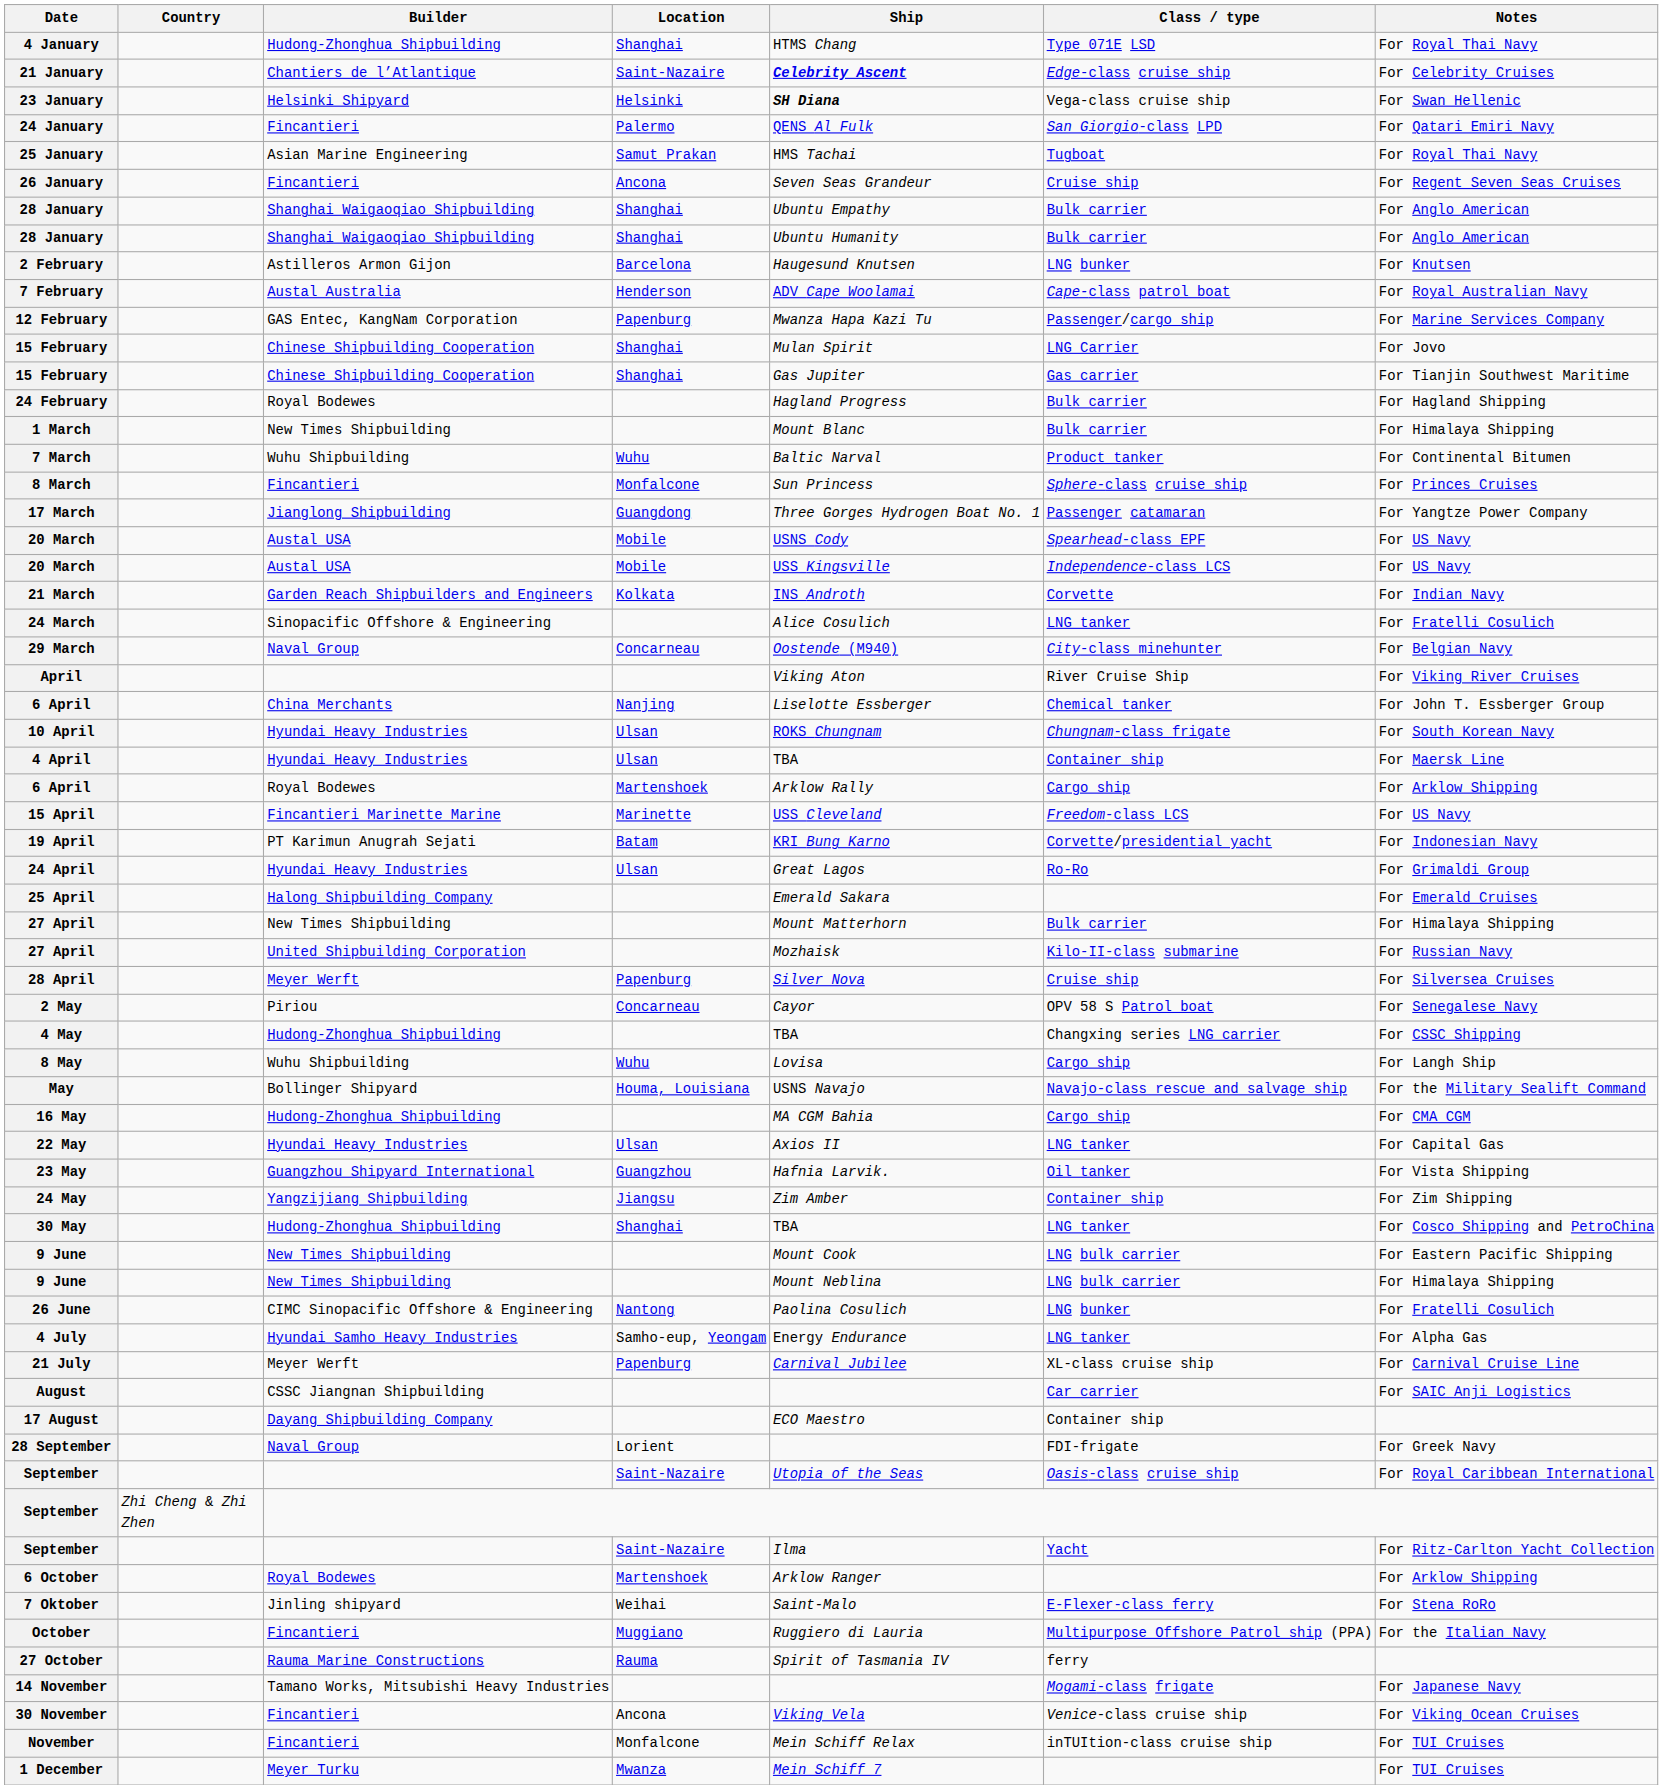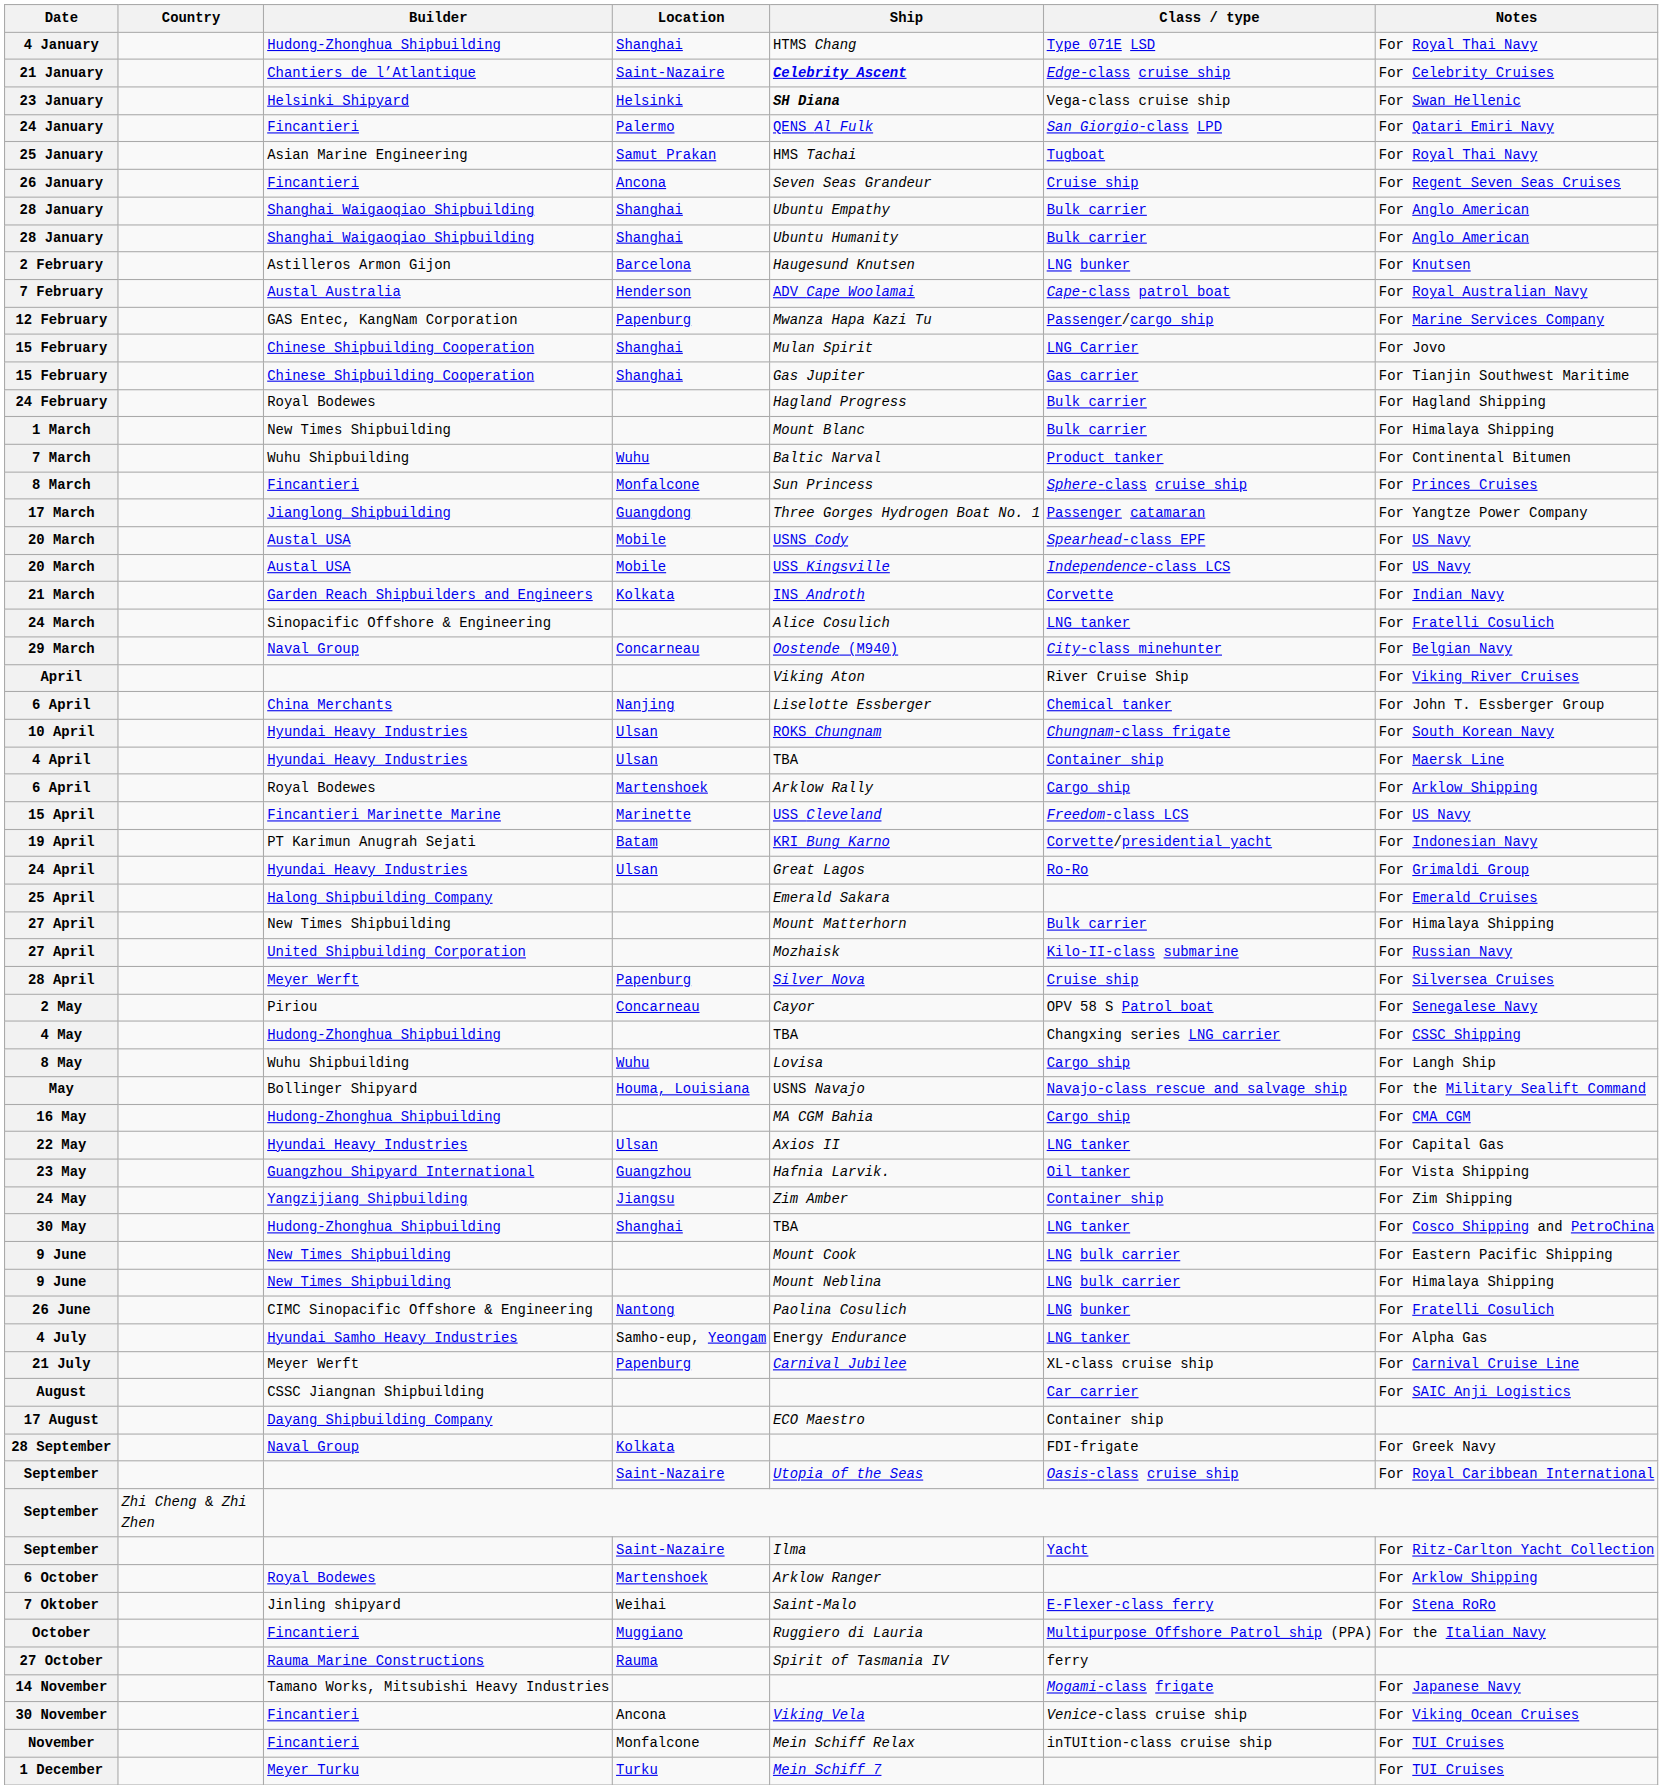(645, 1447) Lorient -> (645, 1447) Kolkata
(641, 1770) Mwanza -> (637, 1770) Turku
